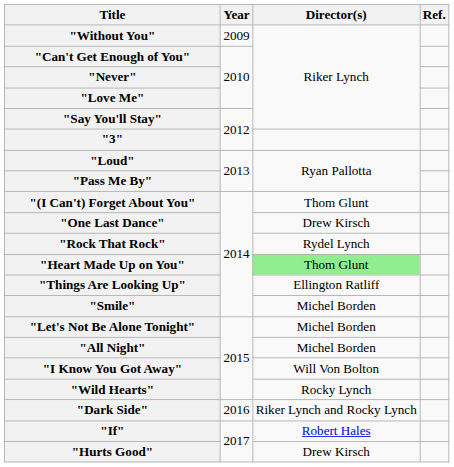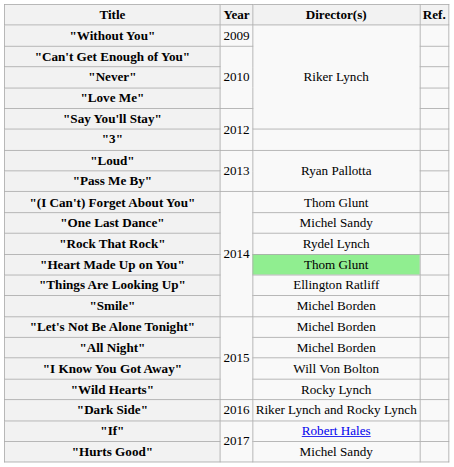(336, 222) Drew Kirsch -> (336, 222) Michel Sandy
(336, 451) Drew Kirsch -> (336, 451) Michel Sandy
